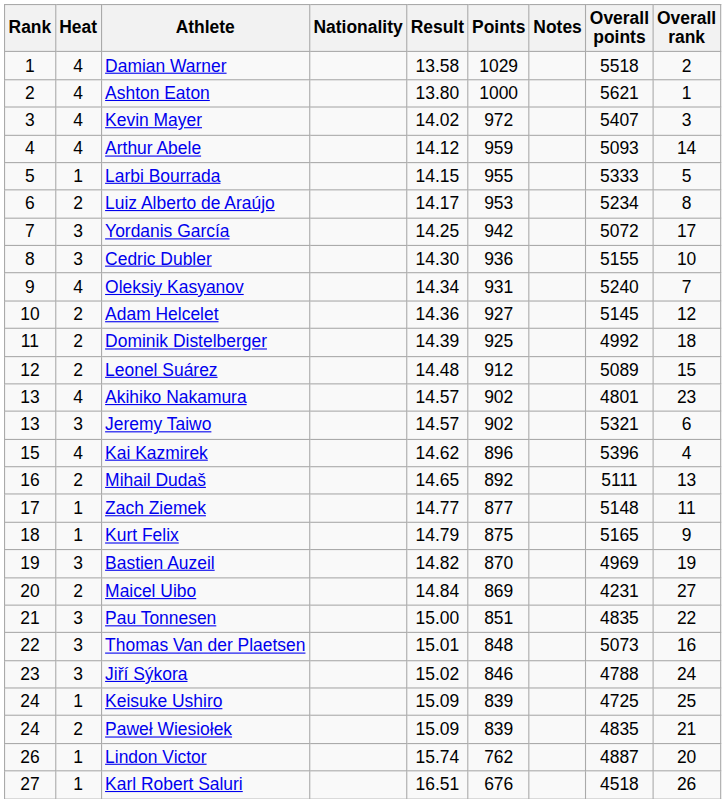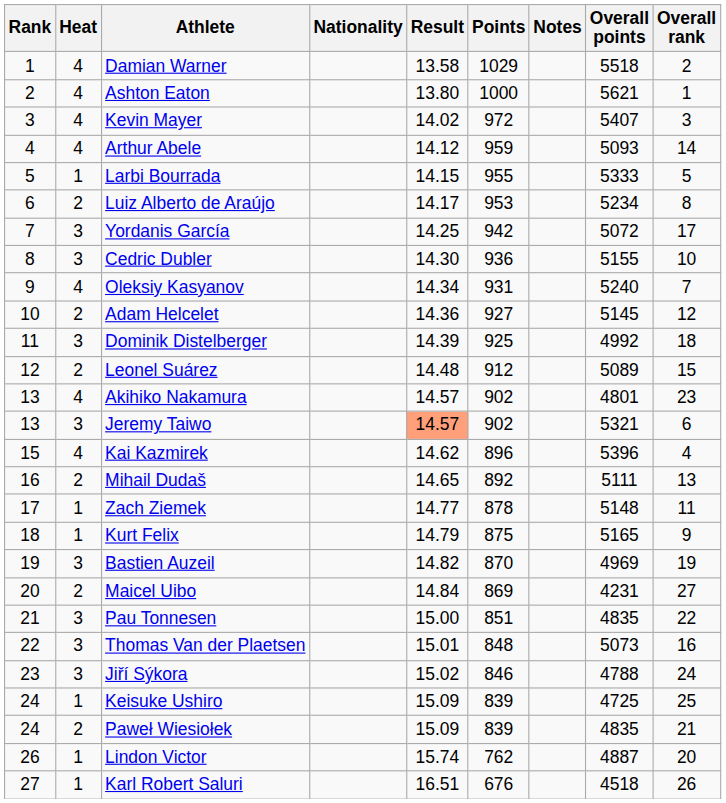(78, 342) 2 -> (78, 342) 3
(437, 425) no background -> (437, 425) lightsalmon background
(499, 508) 877 -> (499, 508) 878
